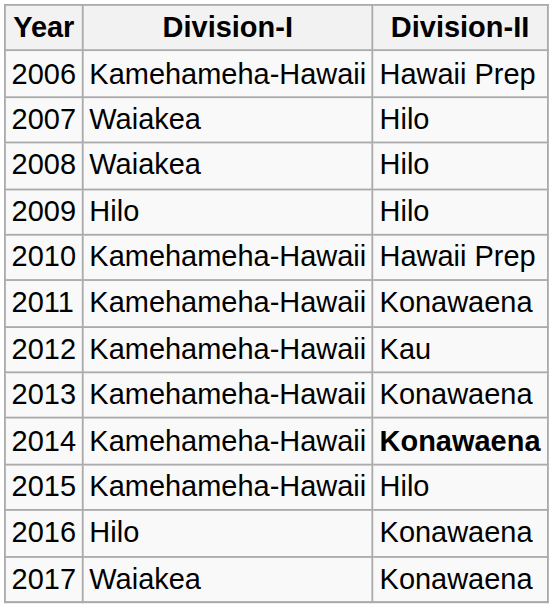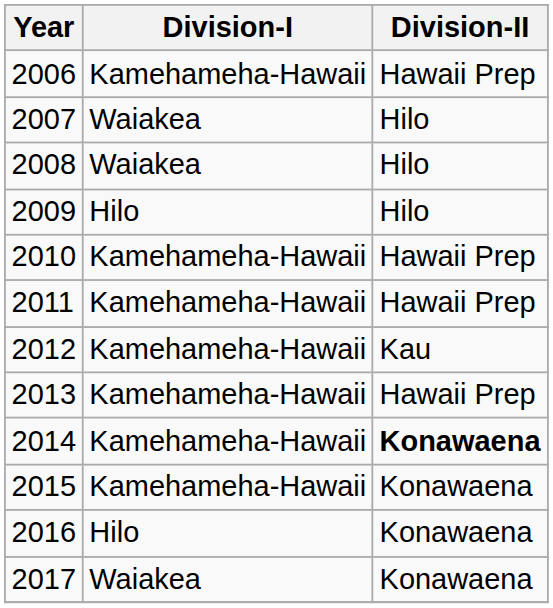(456, 303) Konawaena -> (458, 303) Hawaii Prep
(456, 394) Konawaena -> (458, 394) Hawaii Prep
(405, 486) Hilo -> (456, 486) Konawaena
